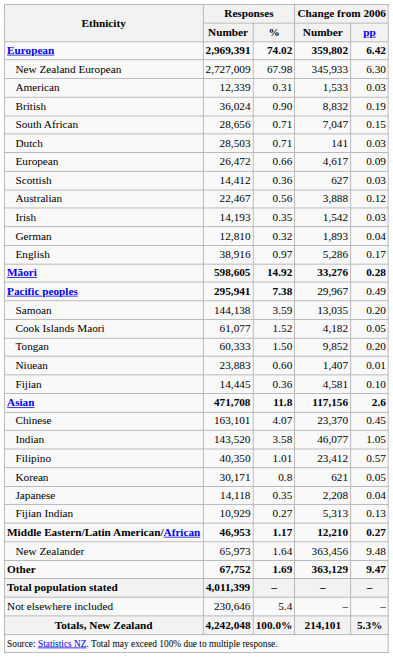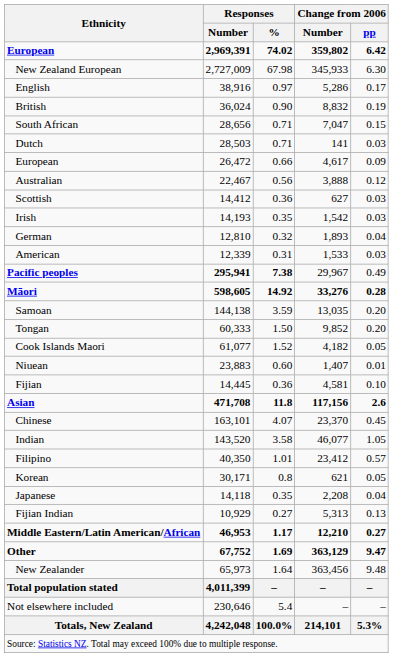rows swapped: (28, 254) <-> (33, 88)
rows swapped: (35, 199) <-> (29, 180)
rows swapped: (22, 273) <-> (42, 292)
rows swapped: (56, 329) <-> (28, 347)
rows swapped: (21, 569) <-> (46, 551)
